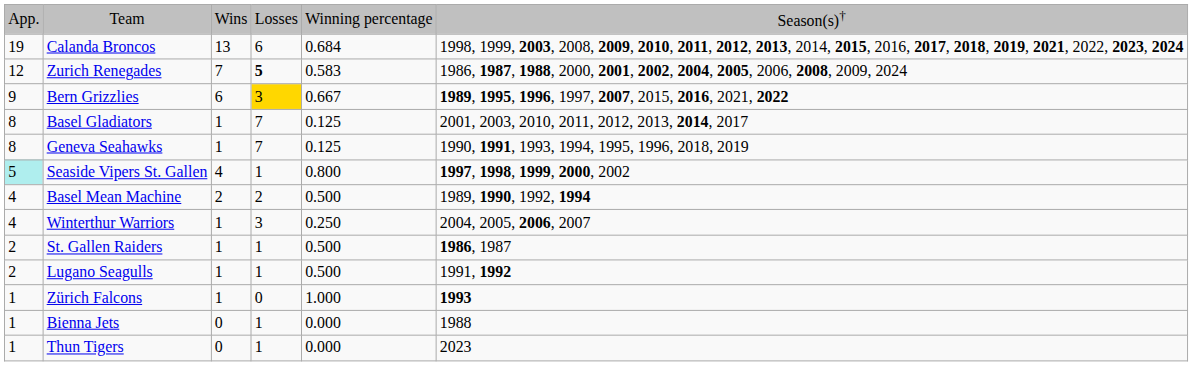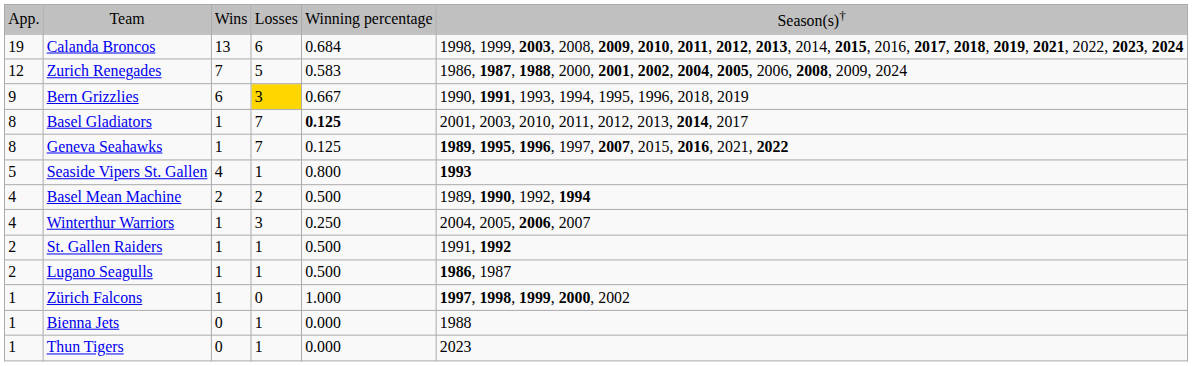(259, 71) bold -> (259, 71) normal
(614, 96) 1989, 1995, 1996, 1997, 2007, 2015, 2016, 2021, 2022 -> (594, 96) 1990, 1991, 1993, 1994, 1995, 1996, 2018, 2019
(323, 121) normal -> (323, 121) bold
(594, 146) 1990, 1991, 1993, 1994, 1995, 1996, 2018, 2019 -> (614, 146) 1989, 1995, 1996, 1997, 2007, 2015, 2016, 2021, 2022
(12, 172) paleturquoise background -> (12, 172) no background
(535, 172) 1997, 1998, 1999, 2000, 2002 -> (456, 172) 1993
(475, 247) 1986, 1987 -> (475, 247) 1991, 1992
(475, 272) 1991, 1992 -> (475, 272) 1986, 1987
(456, 297) 1993 -> (535, 297) 1997, 1998, 1999, 2000, 2002
